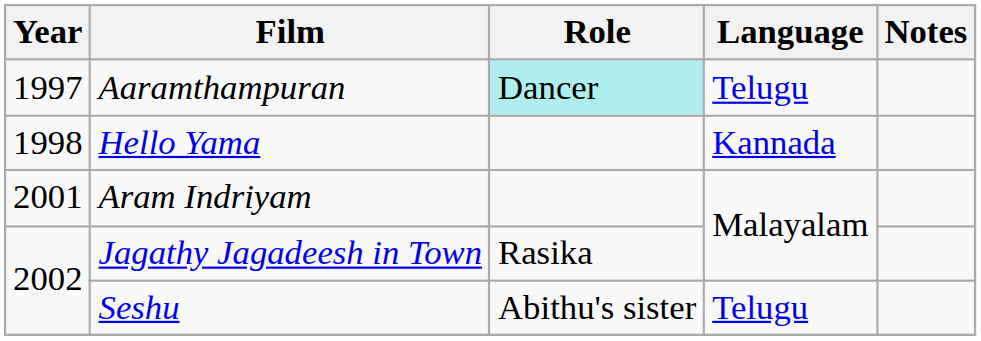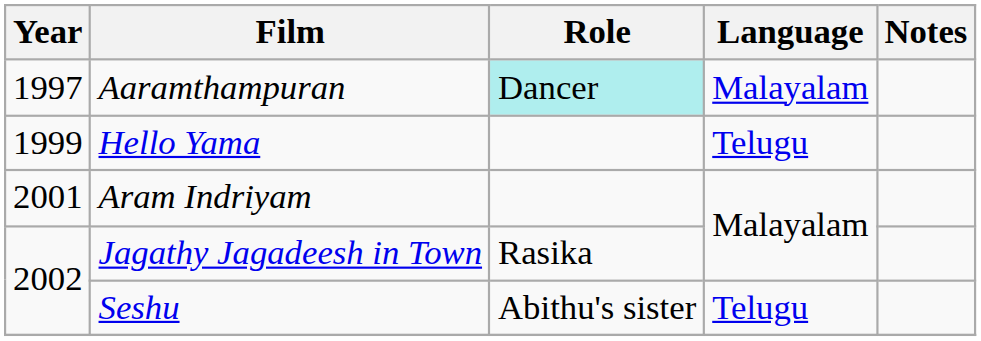(760, 87) Telugu -> (790, 87) Malayalam
(48, 142) 1998 -> (48, 142) 1999
(774, 142) Kannada -> (760, 142) Telugu
